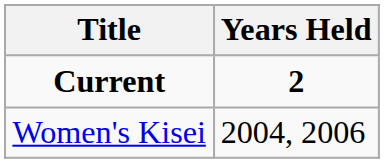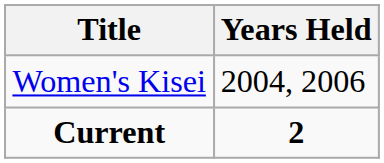rows swapped: (109, 81) <-> (109, 132)
